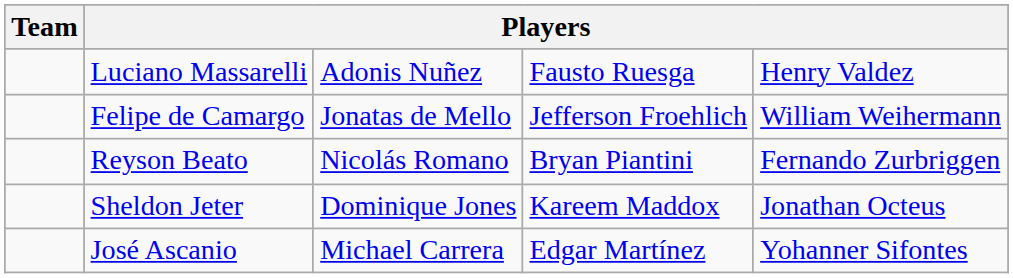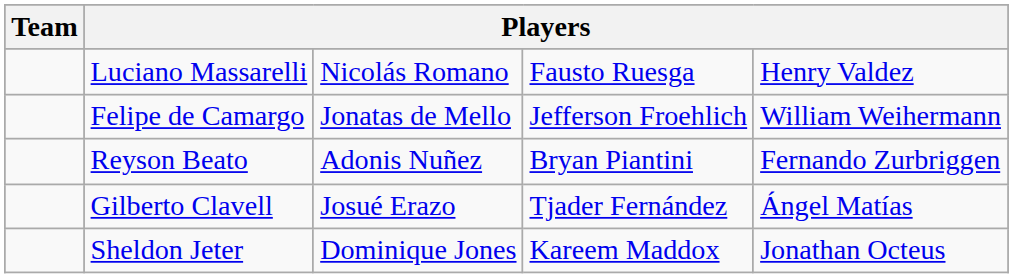(401, 71) Adonis Nuñez -> (414, 71) Nicolás Romano
(414, 160) Nicolás Romano -> (401, 160) Adonis Nuñez
+ row: (182, 205)
- row: (164, 250)
